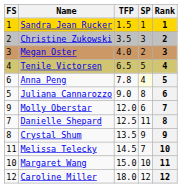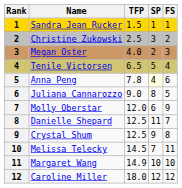columns swapped: (165, 11) <-> (11, 11)
(124, 39) 3.5 -> (134, 39) 2.5
(126, 135) 13.5 -> (136, 135) 12.5
(126, 163) 15.0 -> (136, 163) 14.9
